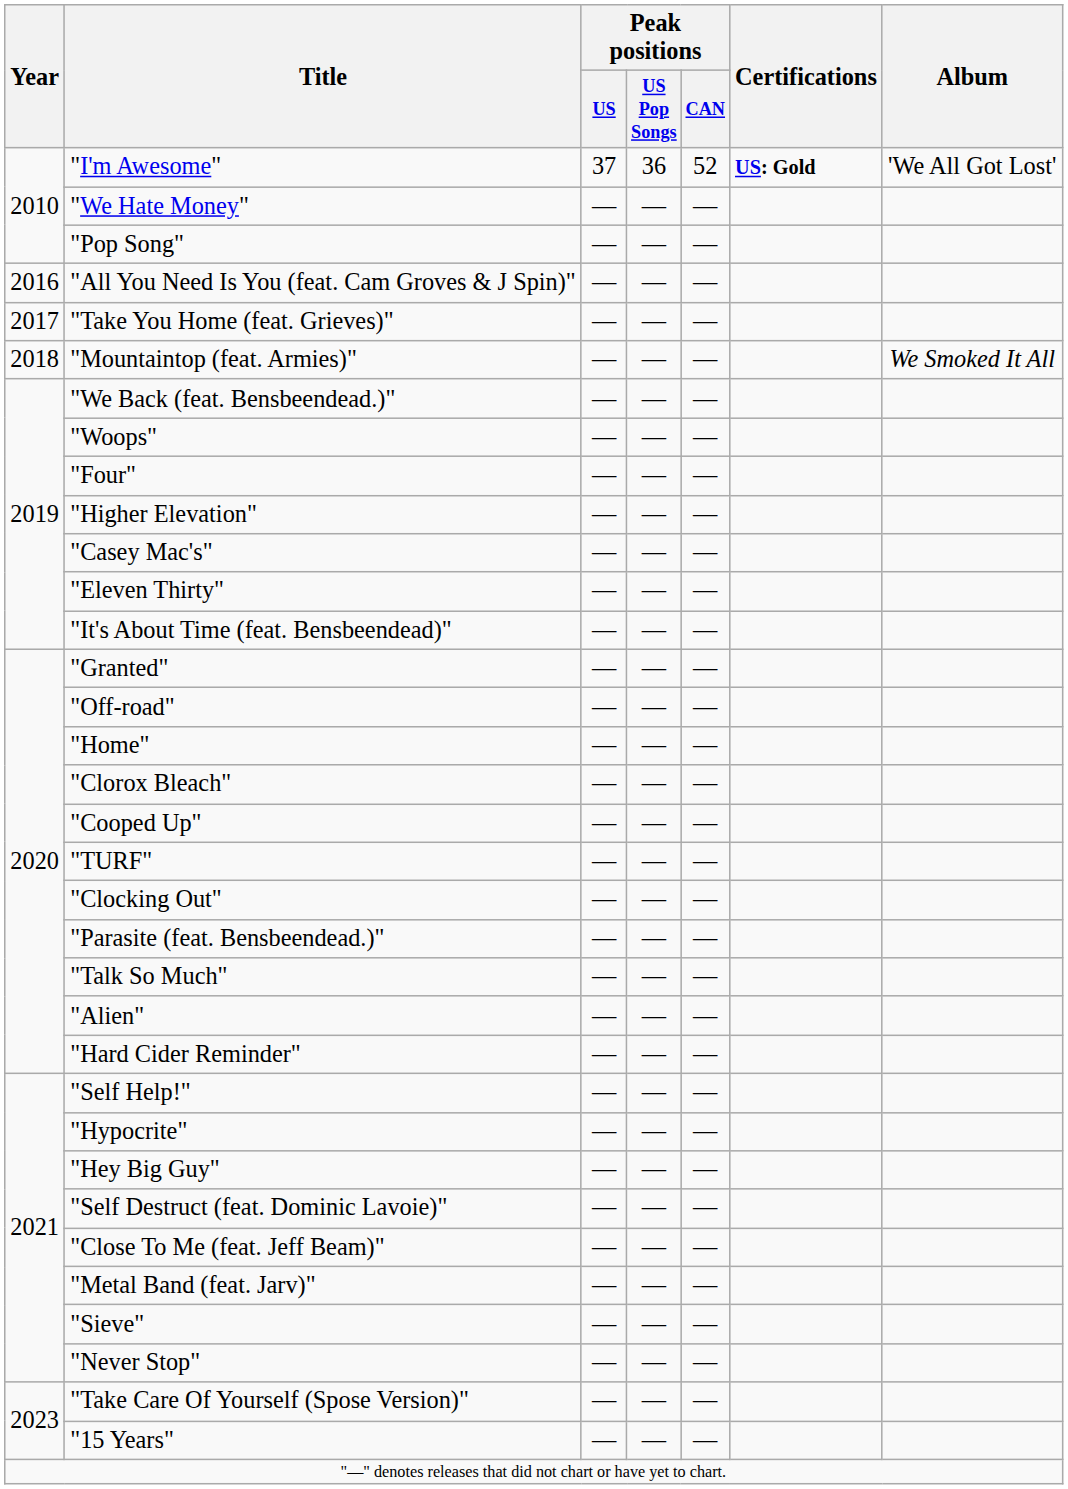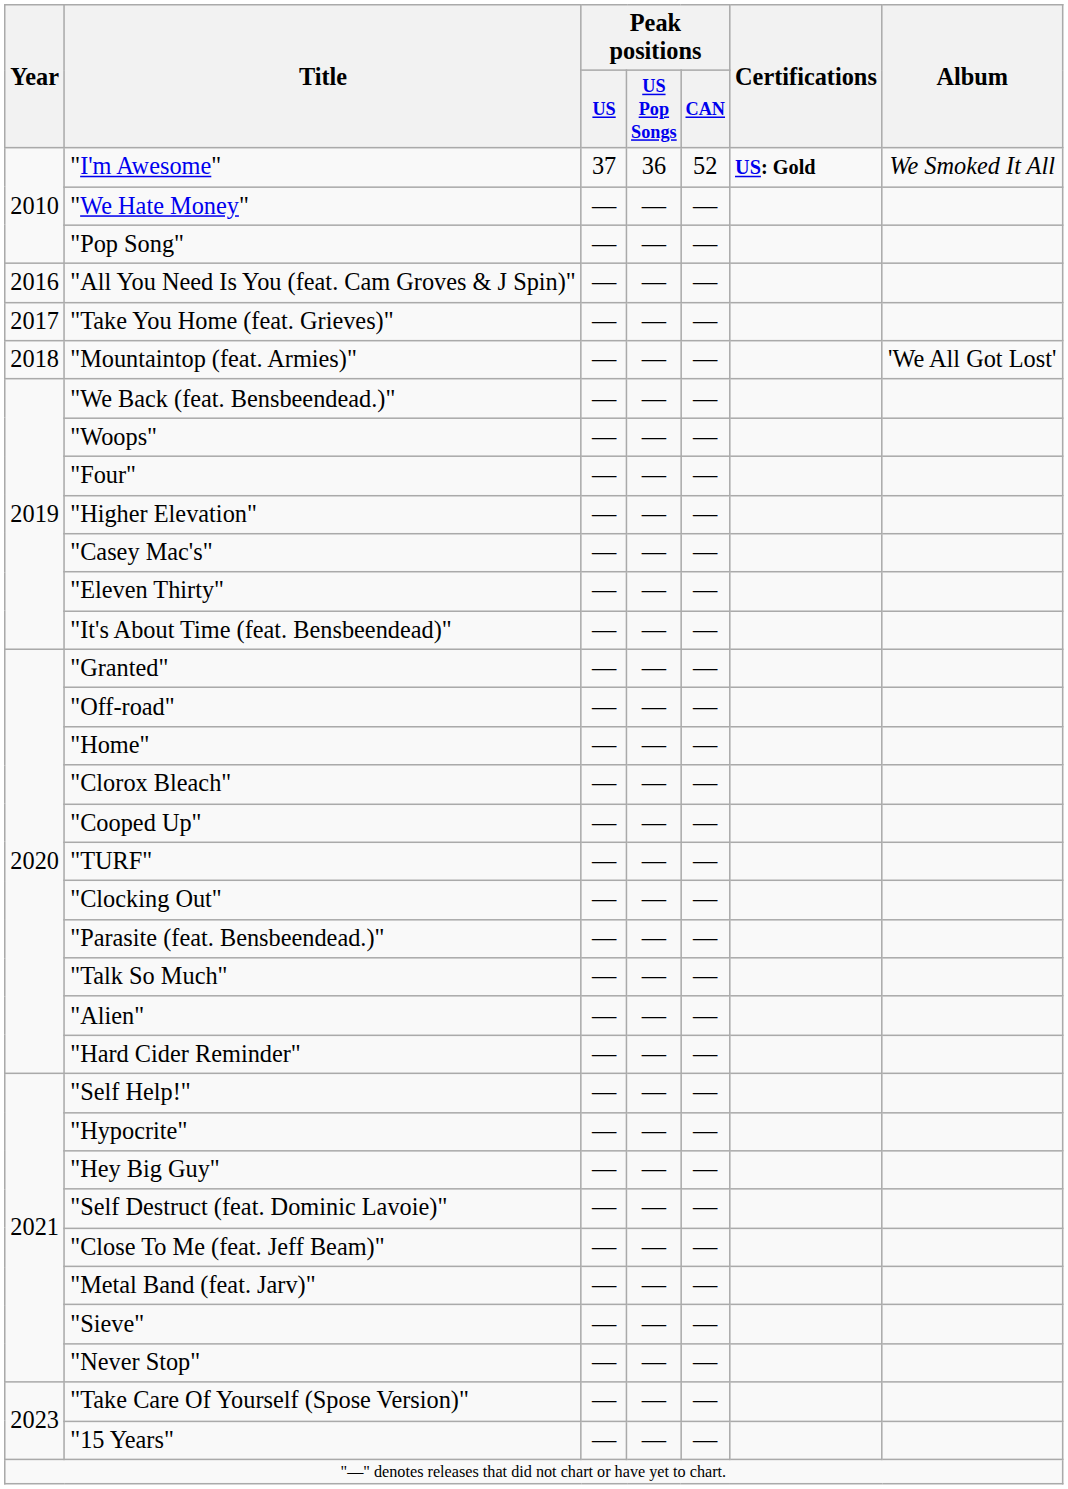(972, 166) 'We All Got Lost' -> (972, 166) We Smoked It All
(972, 359) We Smoked It All -> (972, 359) 'We All Got Lost'
